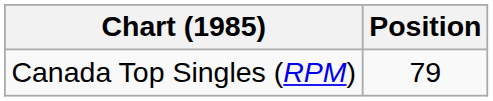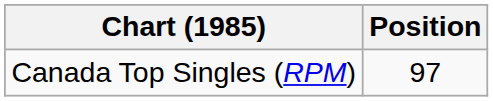(425, 72) 79 -> (425, 72) 97
